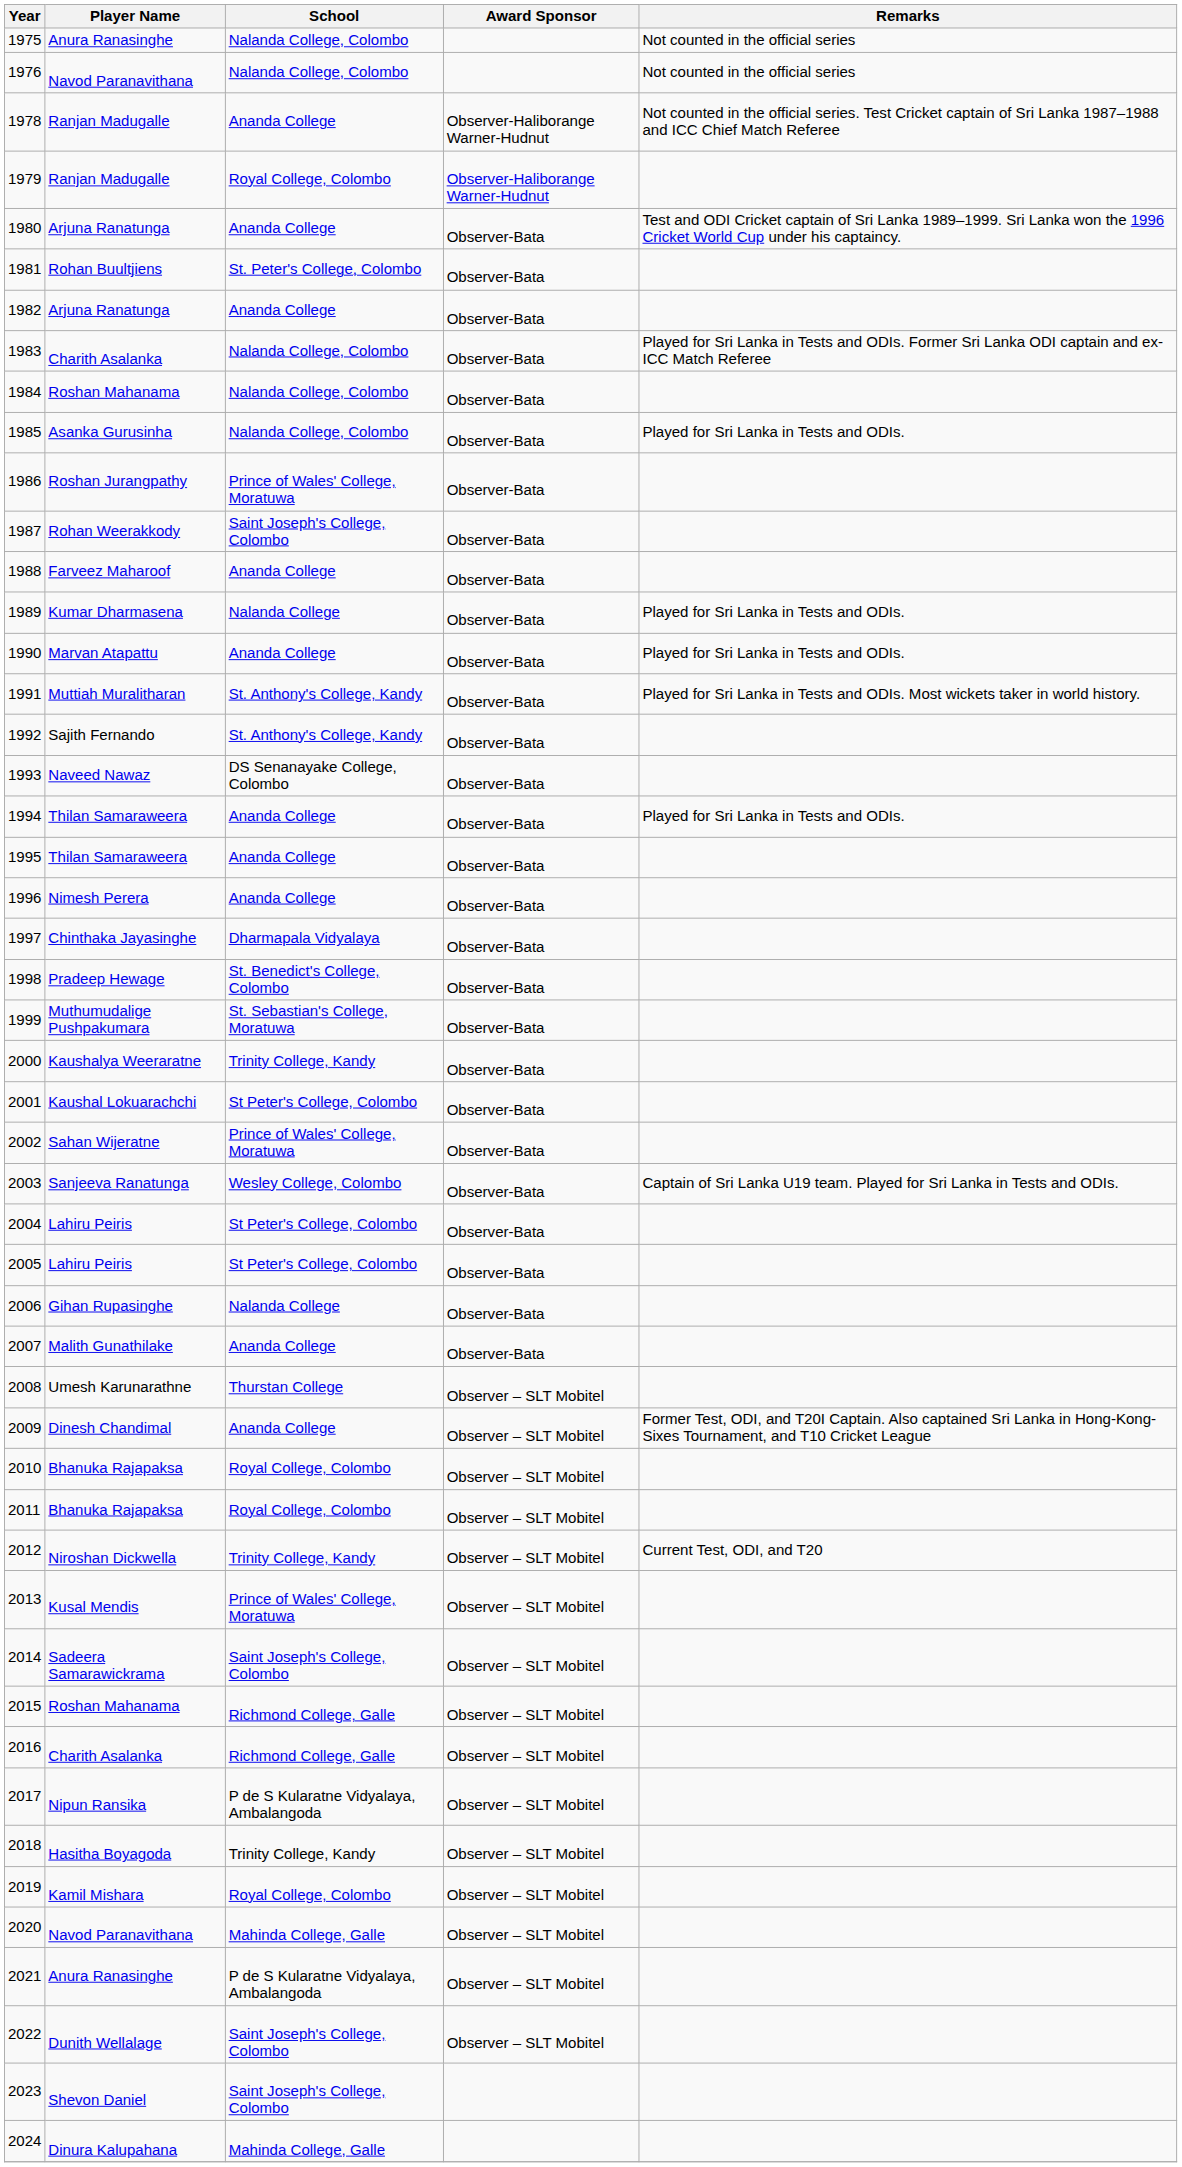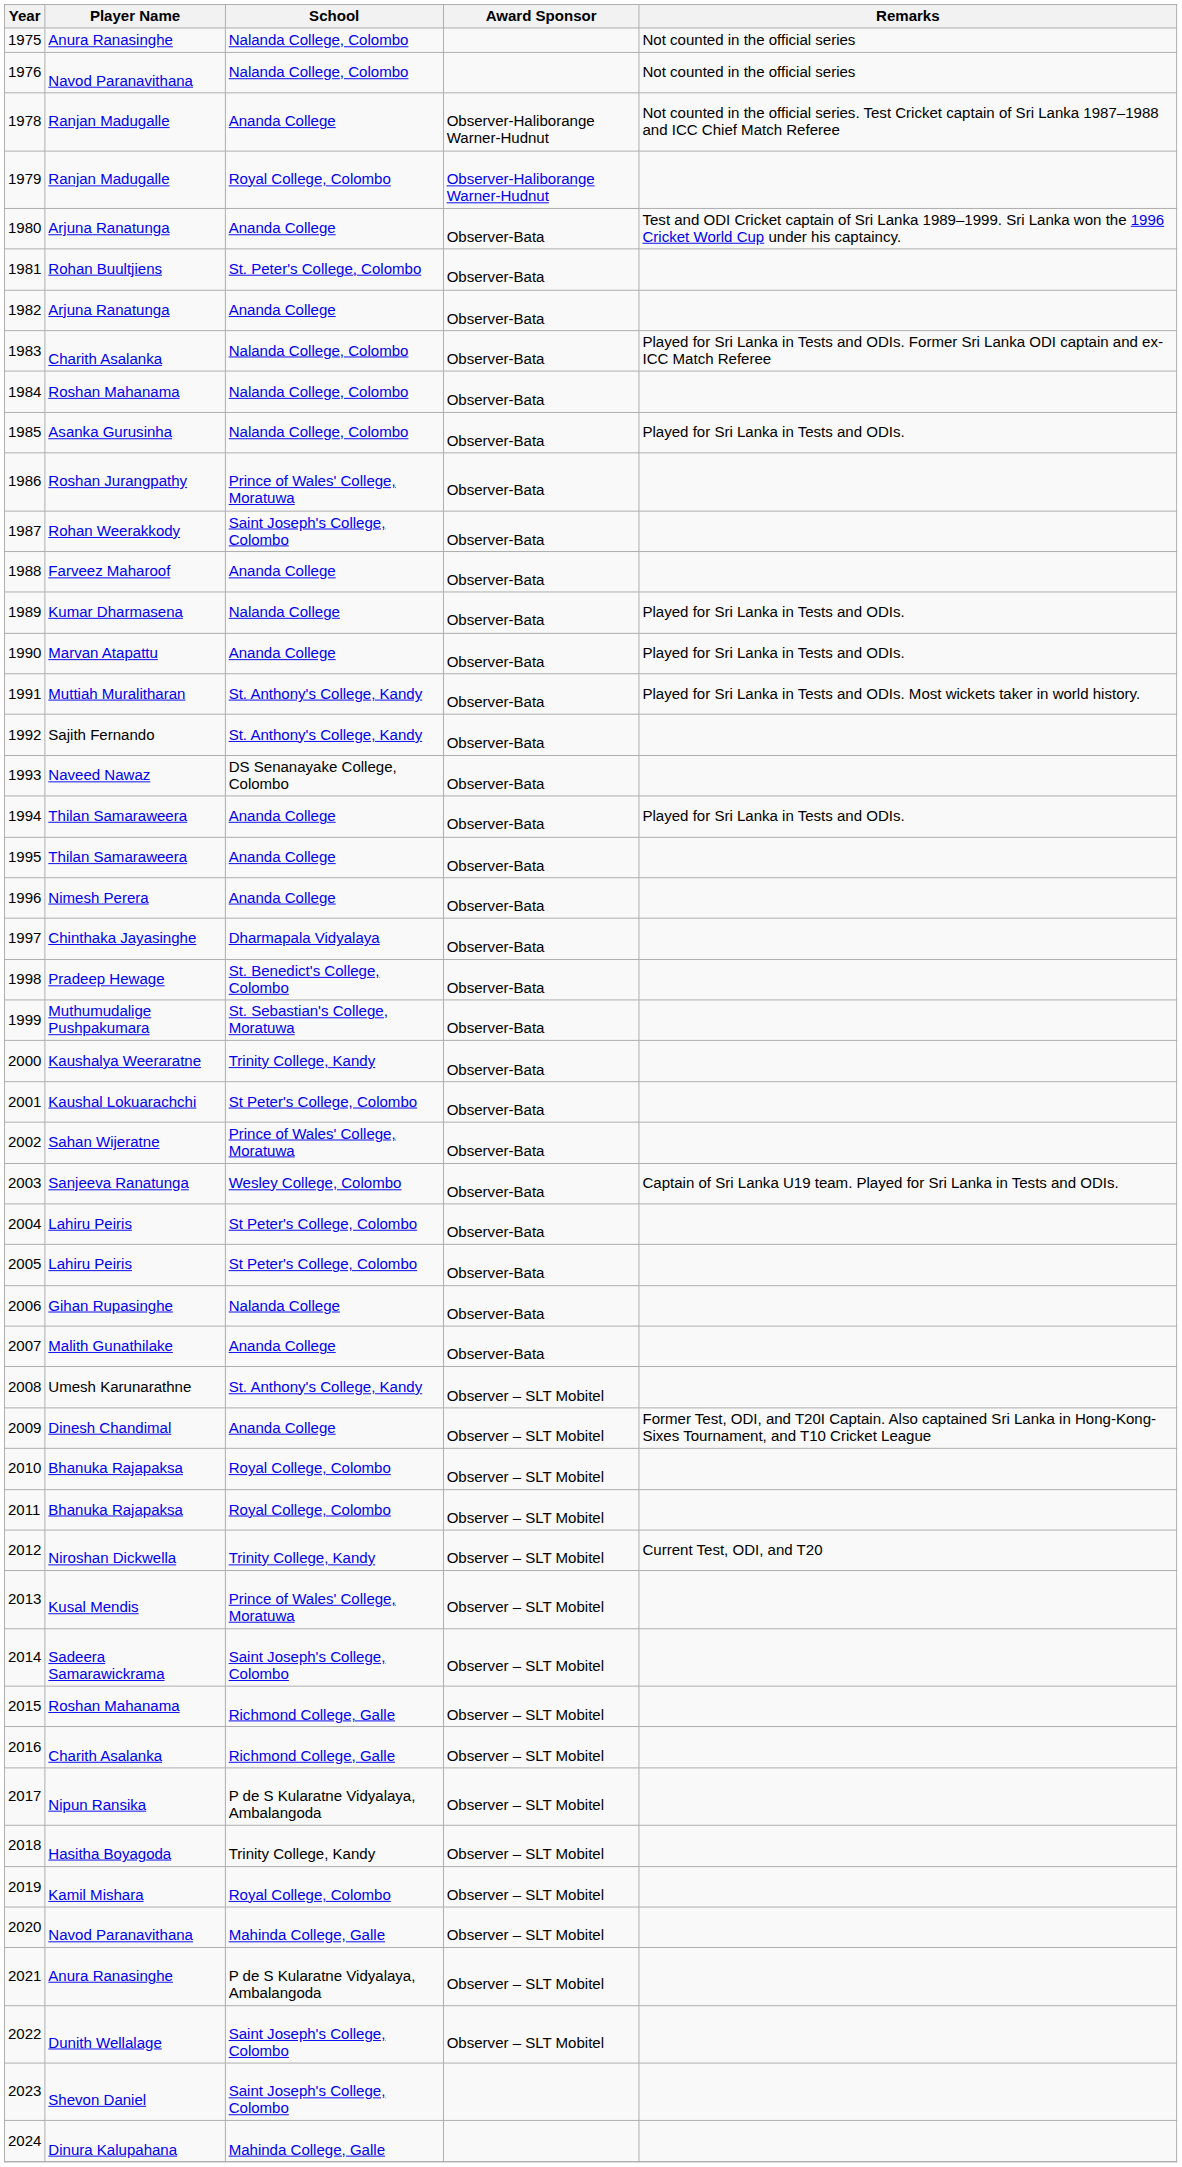(286, 1387) Thurstan College -> (325, 1387) St. Anthony's College, Kandy
